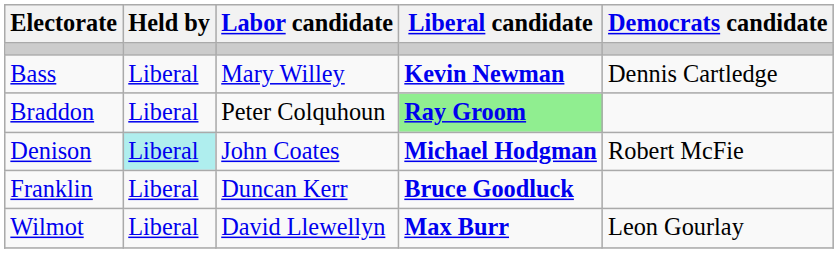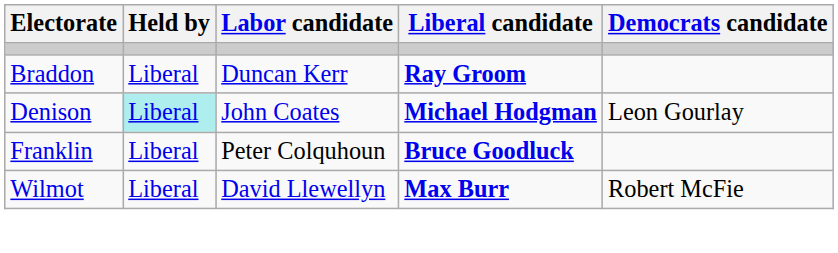- row: (33, 73)
(303, 112) Peter Colquhoun -> (284, 73) Duncan Kerr
(465, 112) lightgreen background -> (465, 73) no background
(676, 150) Robert McFie -> (676, 112) Leon Gourlay
(284, 189) Duncan Kerr -> (303, 150) Peter Colquhoun
(676, 227) Leon Gourlay -> (676, 189) Robert McFie
